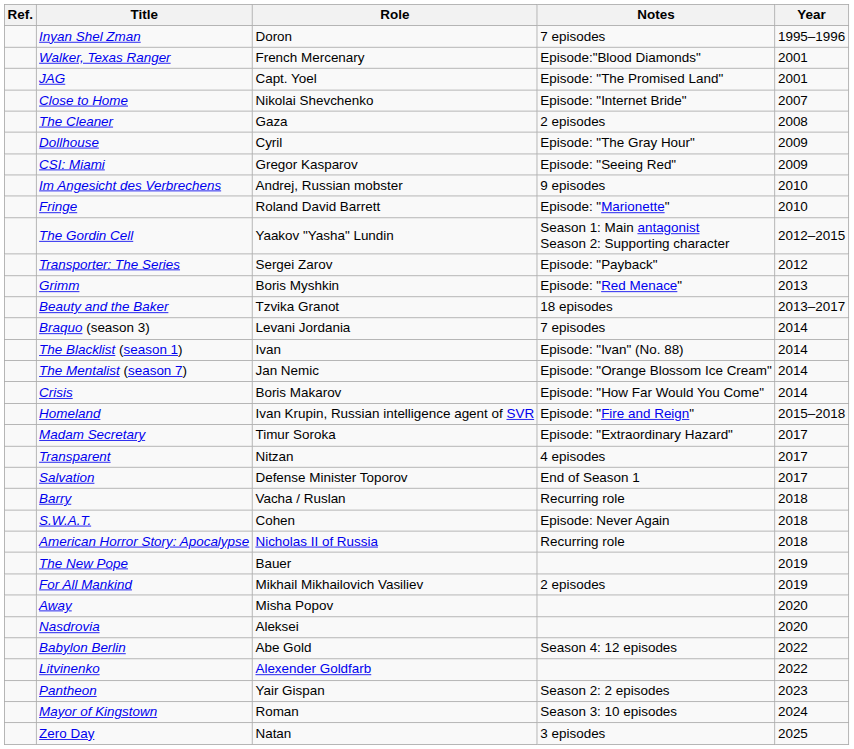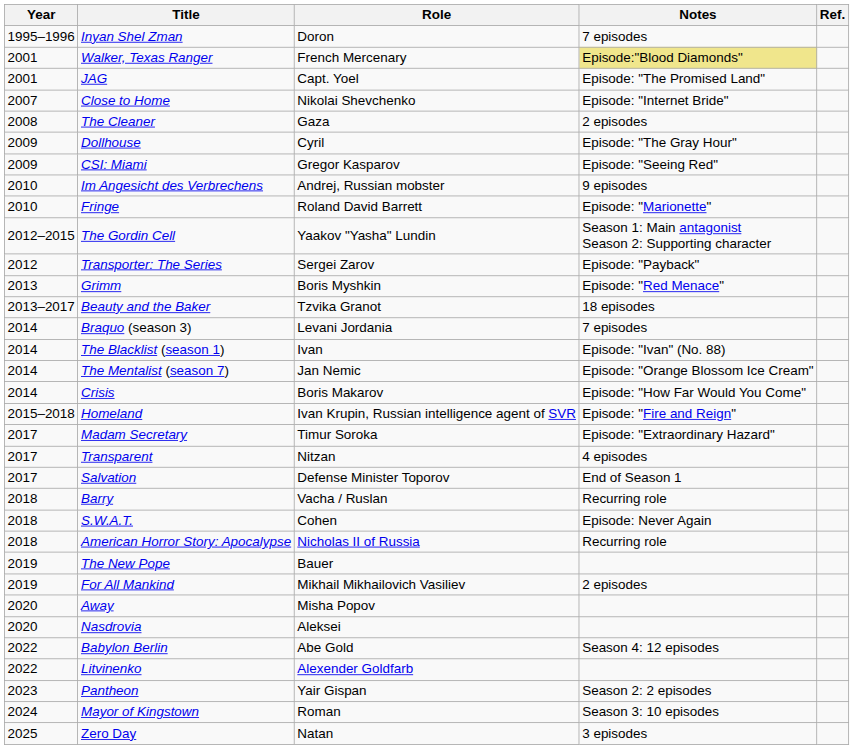columns swapped: (812, 15) <-> (20, 15)
(621, 57) no background -> (662, 57) khaki background
